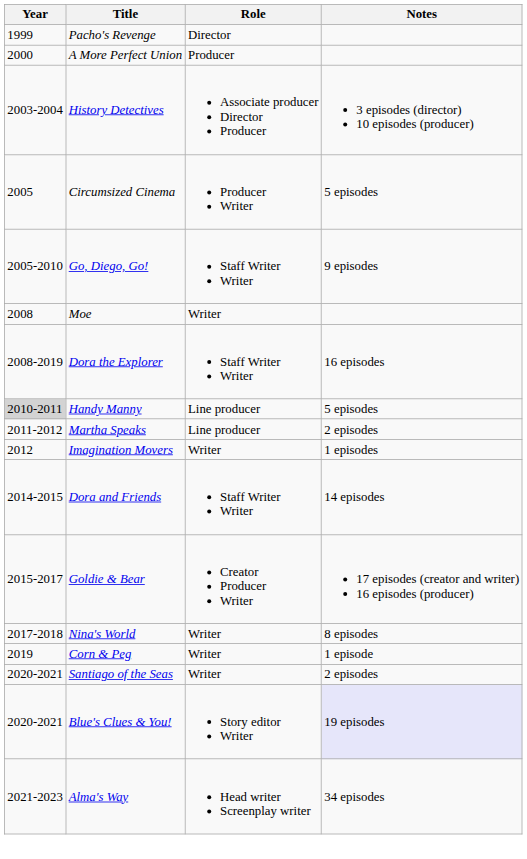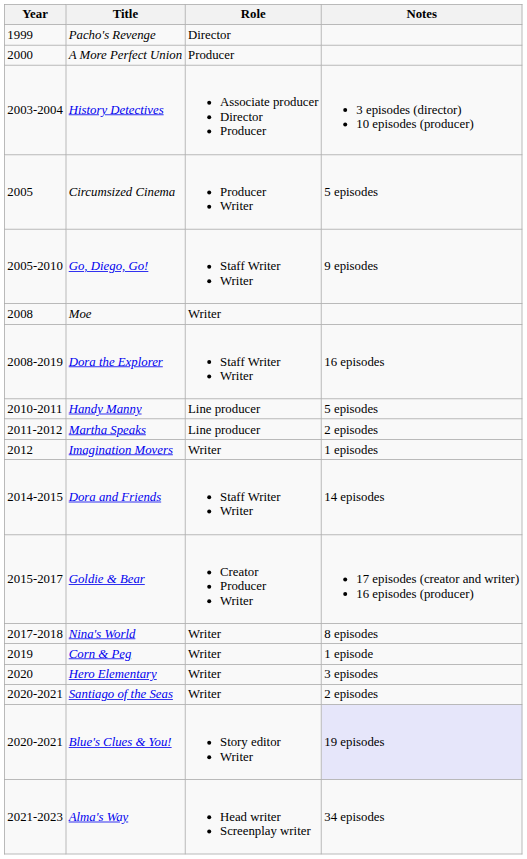(35, 409) lightgrey background -> (35, 409) no background
+ row: (113, 674)
